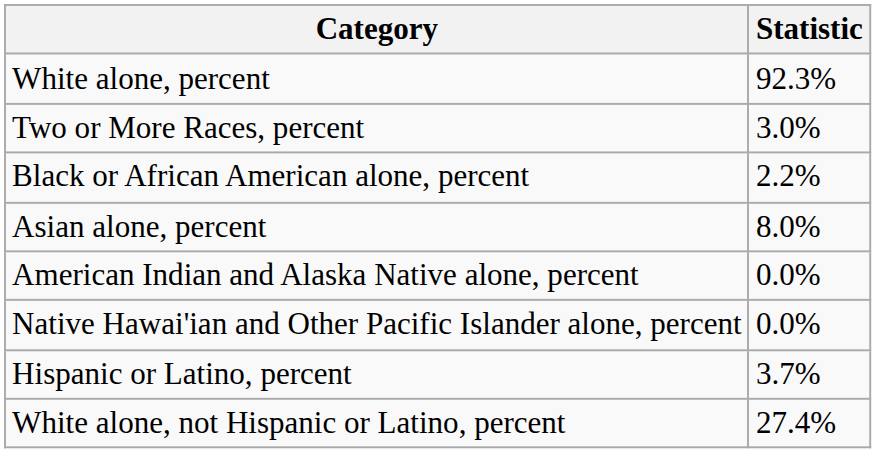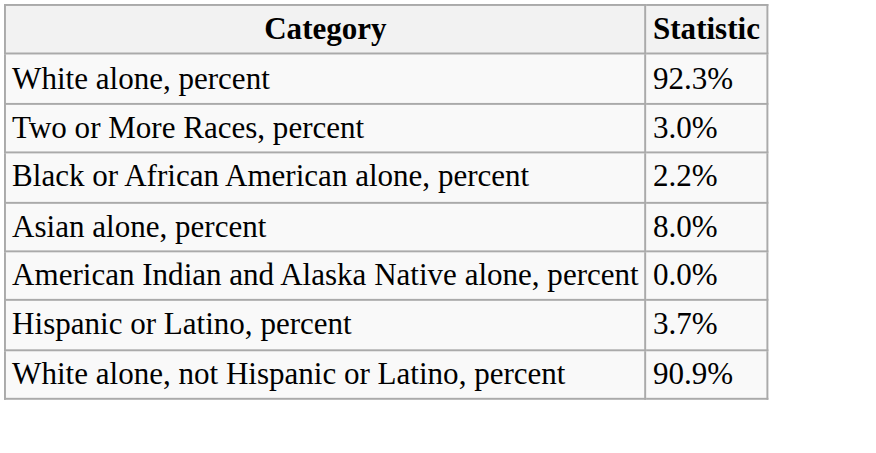- row: (377, 324)
(796, 422) 27.4% -> (693, 373) 90.9%
